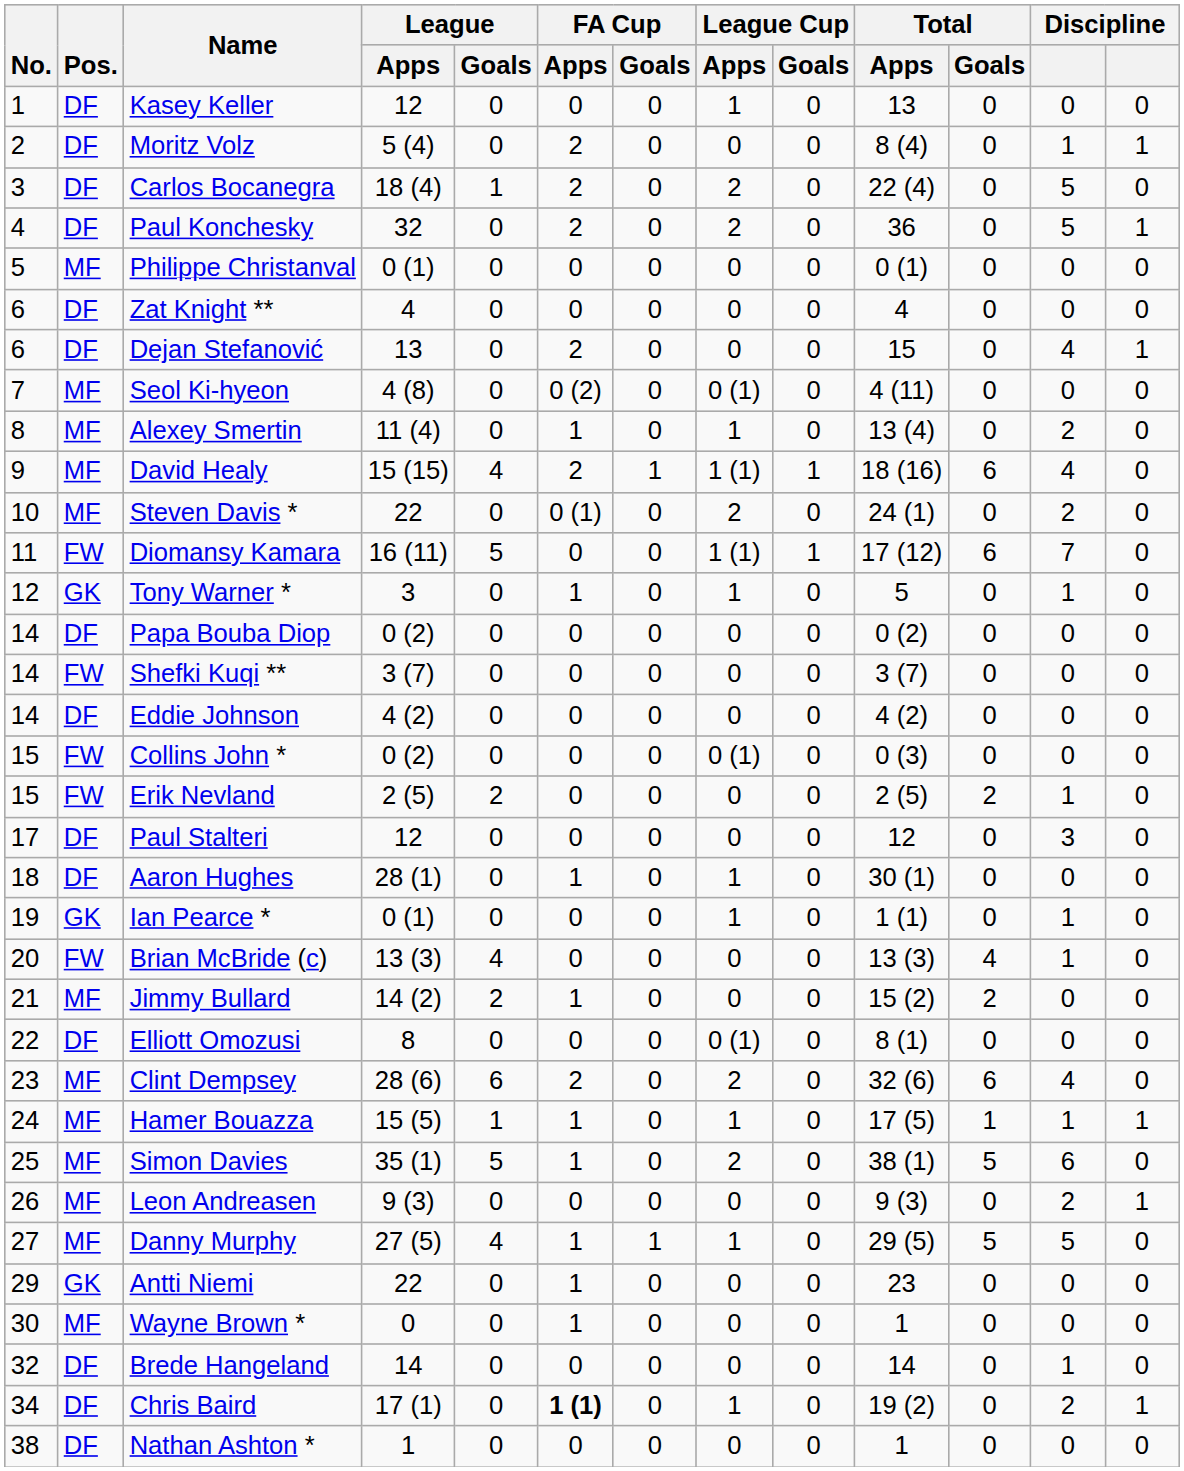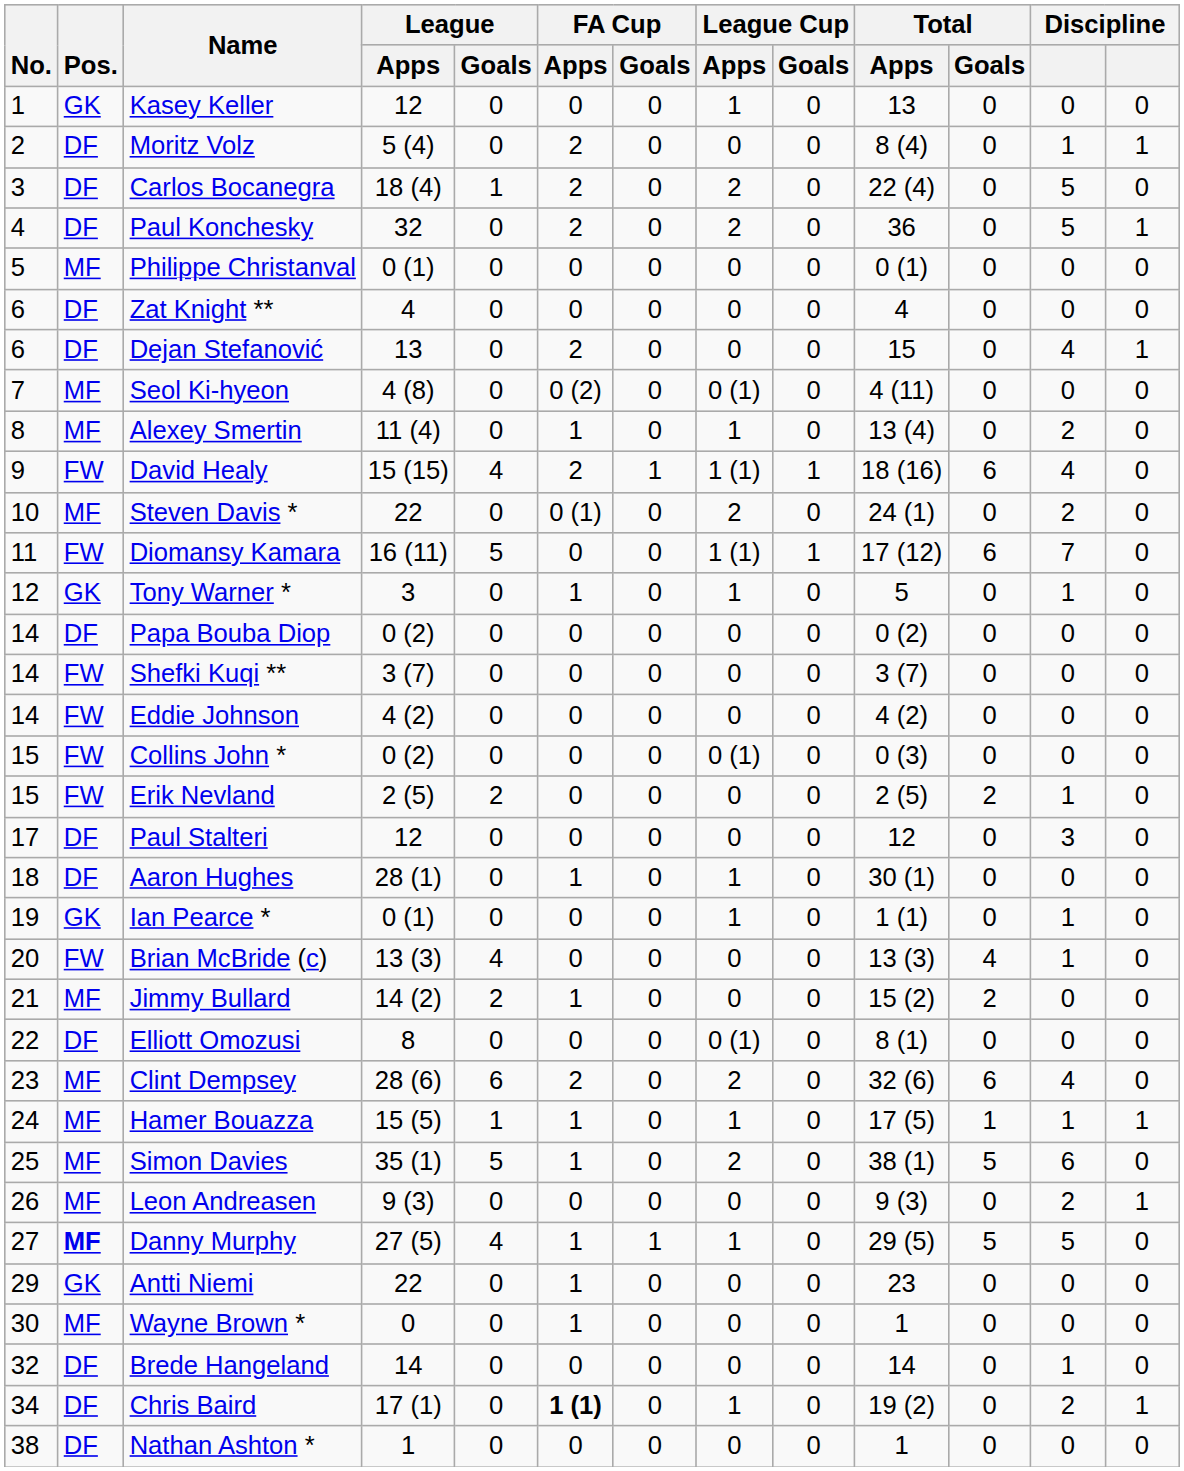(81, 106) DF -> (82, 106) GK
(82, 471) MF -> (84, 471) FW
(81, 715) DF -> (84, 715) FW
(82, 1242) normal -> (82, 1242) bold
